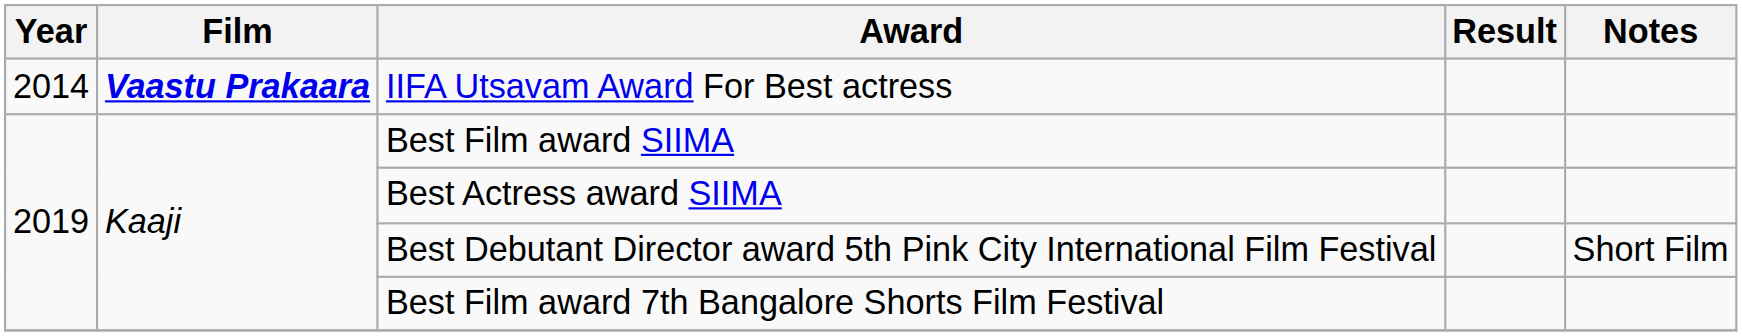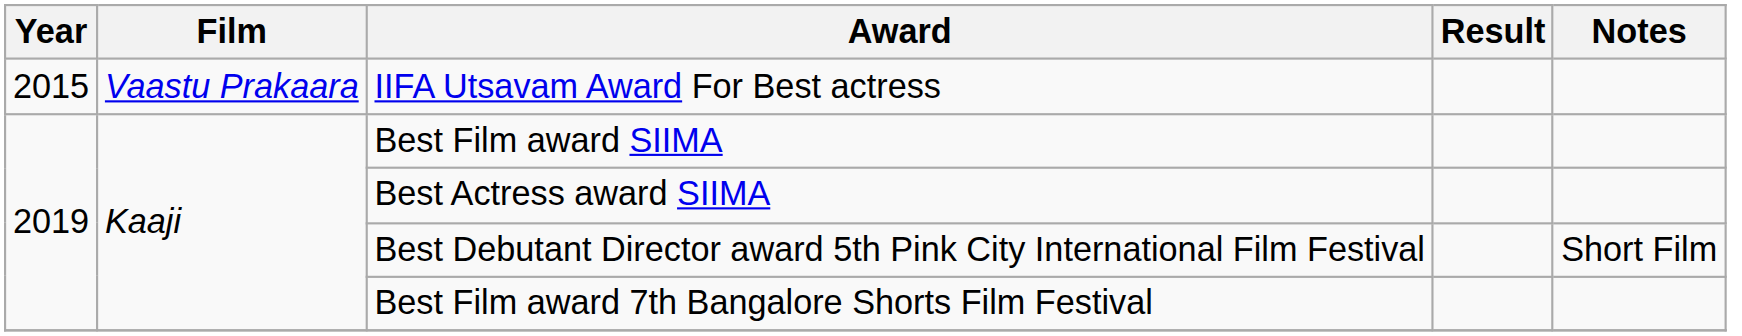(51, 85) 2014 -> (51, 85) 2015
(238, 85) bold -> (232, 85) normal
